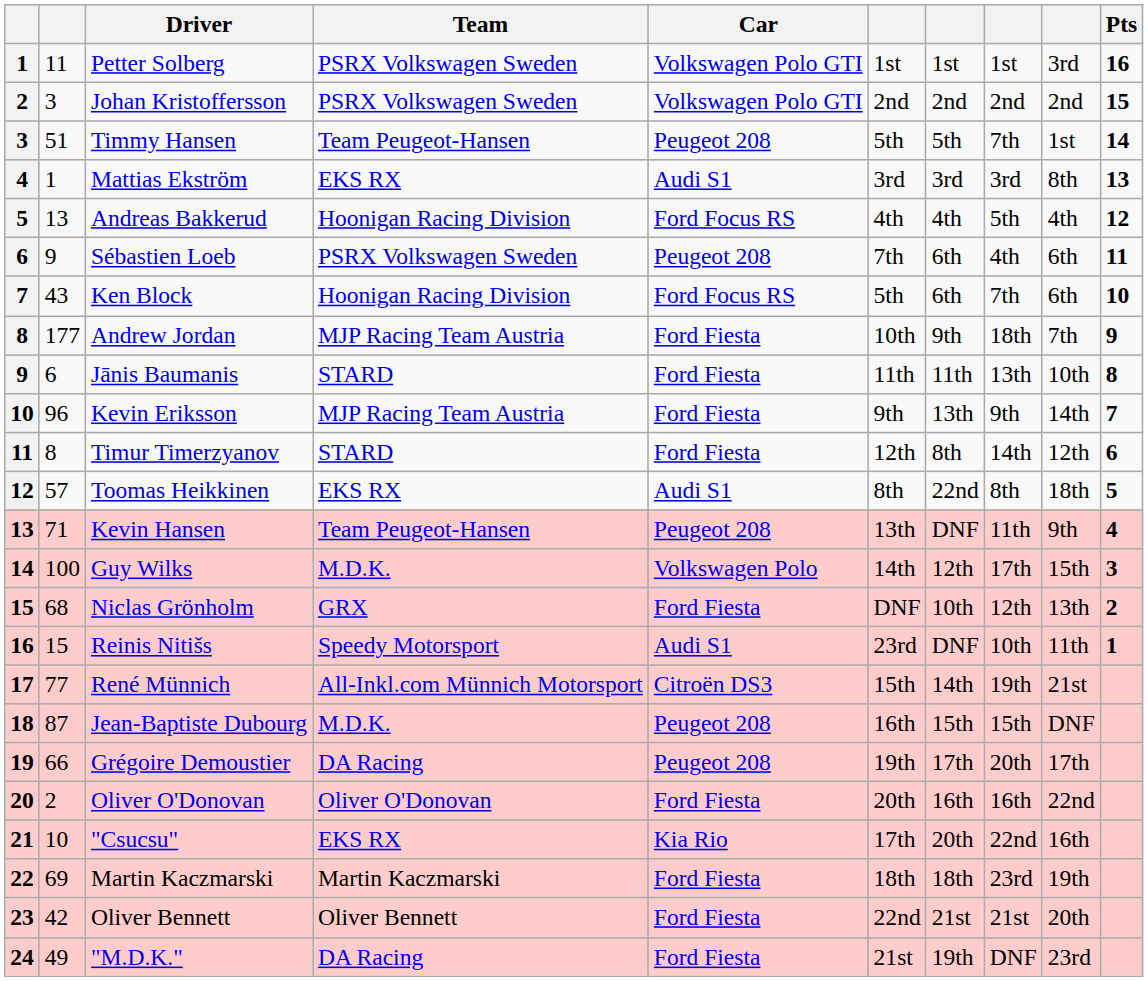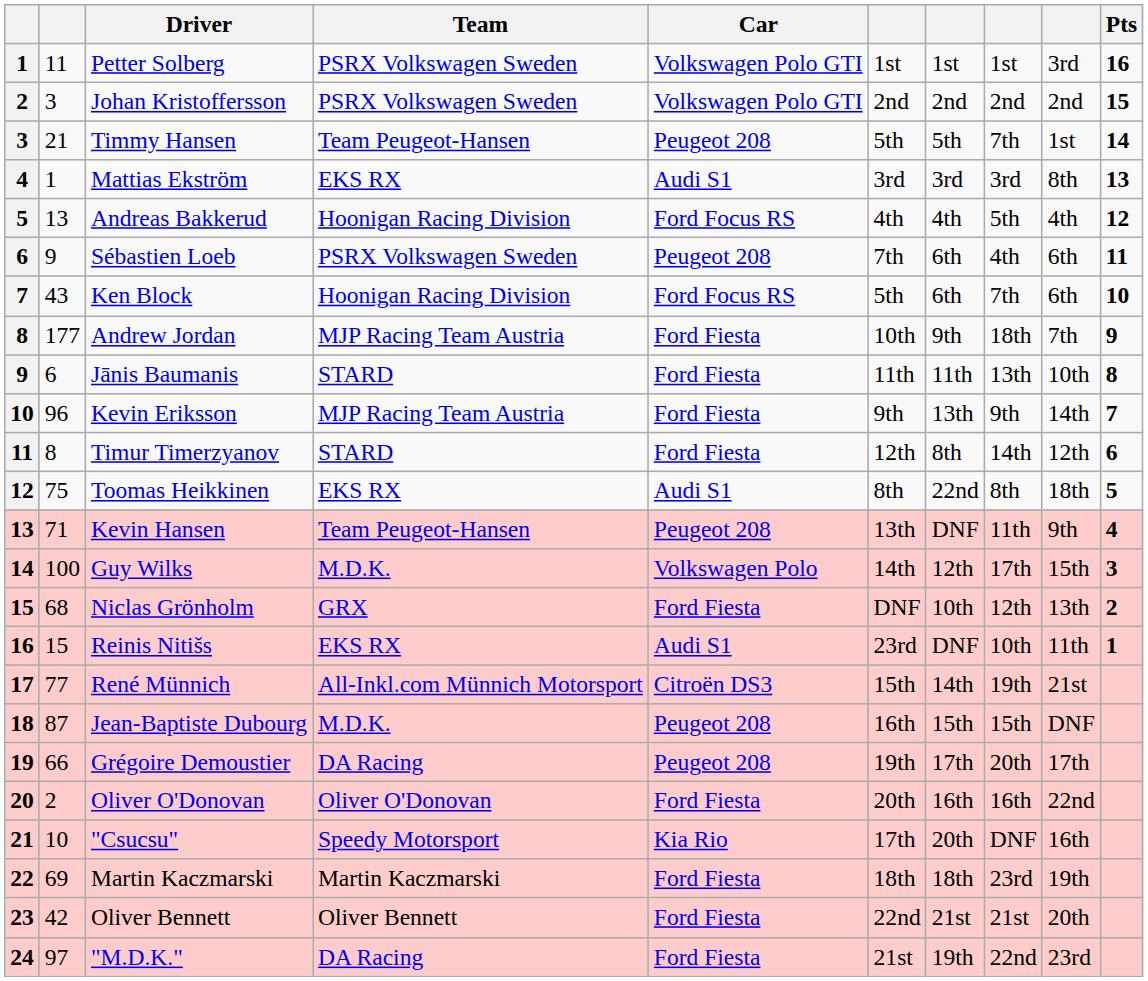(57, 140) 51 -> (57, 140) 21
(57, 490) 57 -> (57, 490) 75
(408, 645) Speedy Motorsport -> (359, 645) EKS RX
(359, 839) EKS RX -> (408, 839) Speedy Motorsport
(1013, 839) 22nd -> (1013, 839) DNF
(57, 956) 49 -> (57, 956) 97
(1013, 956) DNF -> (1013, 956) 22nd
